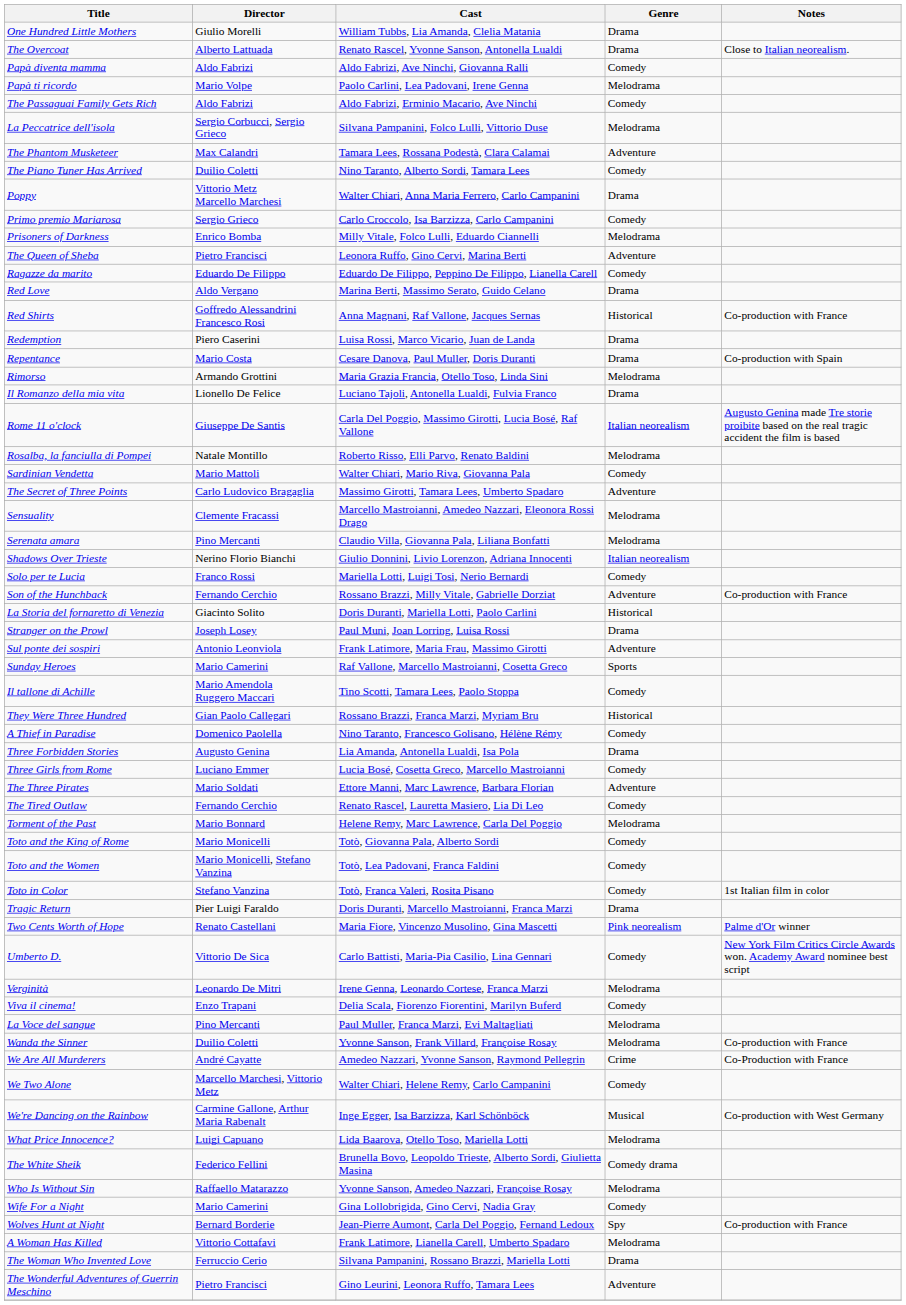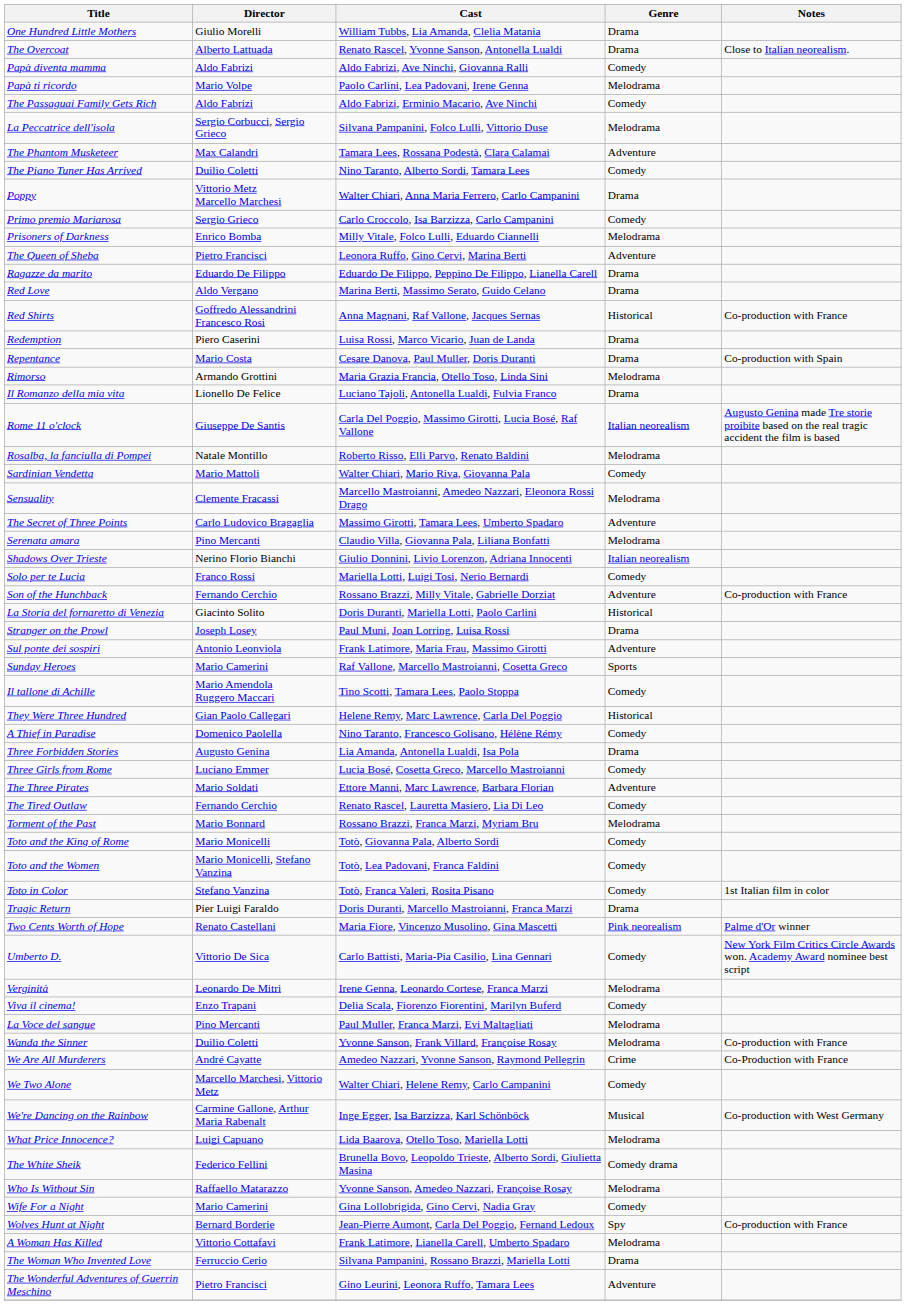(627, 273) Comedy -> (623, 273) Drama
rows swapped: (67, 491) <-> (30, 516)
(439, 715) Rossano Brazzi, Franca Marzi, Myriam Bru -> (450, 715) Helene Remy, Marc Lawrence, Carla Del Poggio
(450, 823) Helene Remy, Marc Lawrence, Carla Del Poggio -> (439, 823) Rossano Brazzi, Franca Marzi, Myriam Bru
